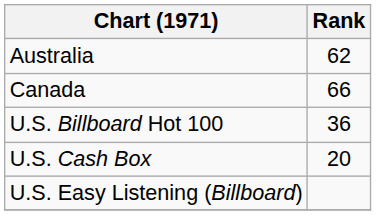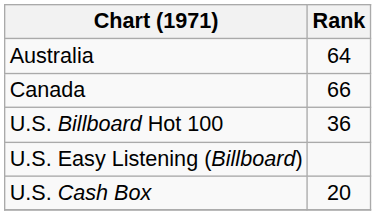(339, 55) 62 -> (339, 55) 64
rows swapped: (156, 192) <-> (80, 158)
